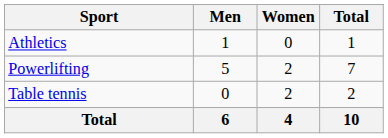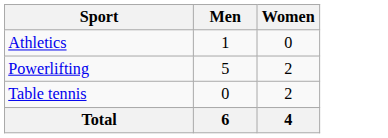- column: (351, 17)
